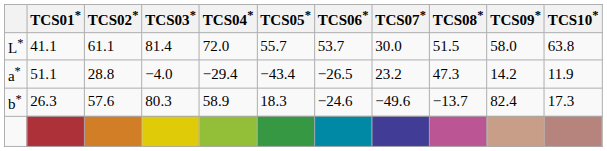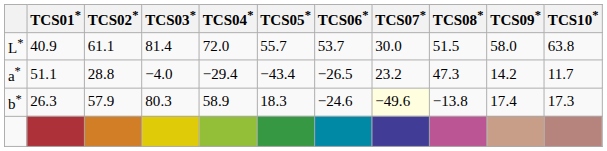(43, 46) 41.1 -> (43, 46) 40.9
(561, 74) 11.9 -> (561, 74) 11.7
(101, 102) 57.6 -> (101, 102) 57.9
(393, 102) no background -> (393, 102) lightyellow background
(450, 102) −13.7 -> (450, 102) −13.8
(504, 102) 82.4 -> (504, 102) 17.4
